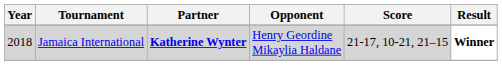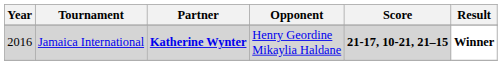(20, 42) 2018 -> (20, 42) 2016
(398, 42) normal -> (398, 42) bold
